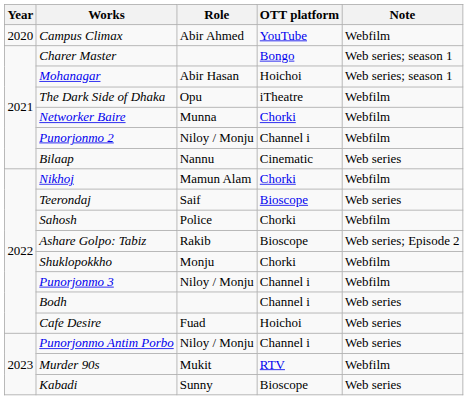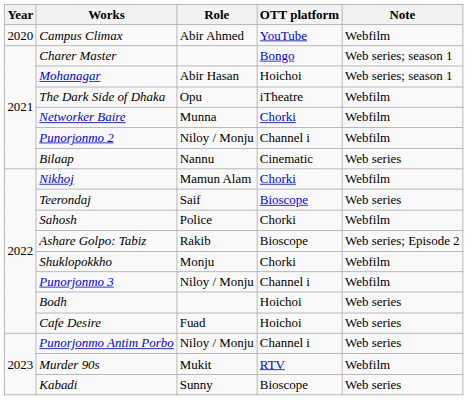(285, 302) Channel i -> (281, 302) Hoichoi
